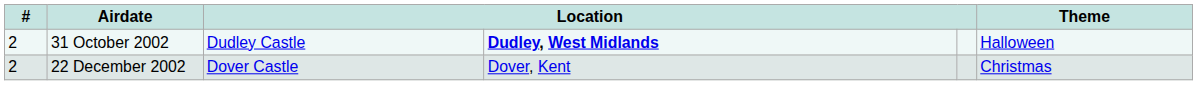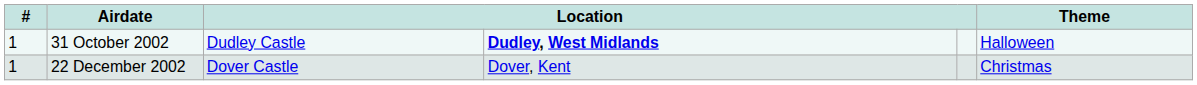(13, 42) 2 -> (13, 42) 1
(13, 67) 2 -> (13, 67) 1
